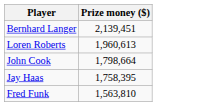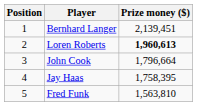+ column: (24, 12)
(115, 45) normal -> (155, 45) bold
(115, 61) 1,798,664 -> (155, 61) 1,796,664
